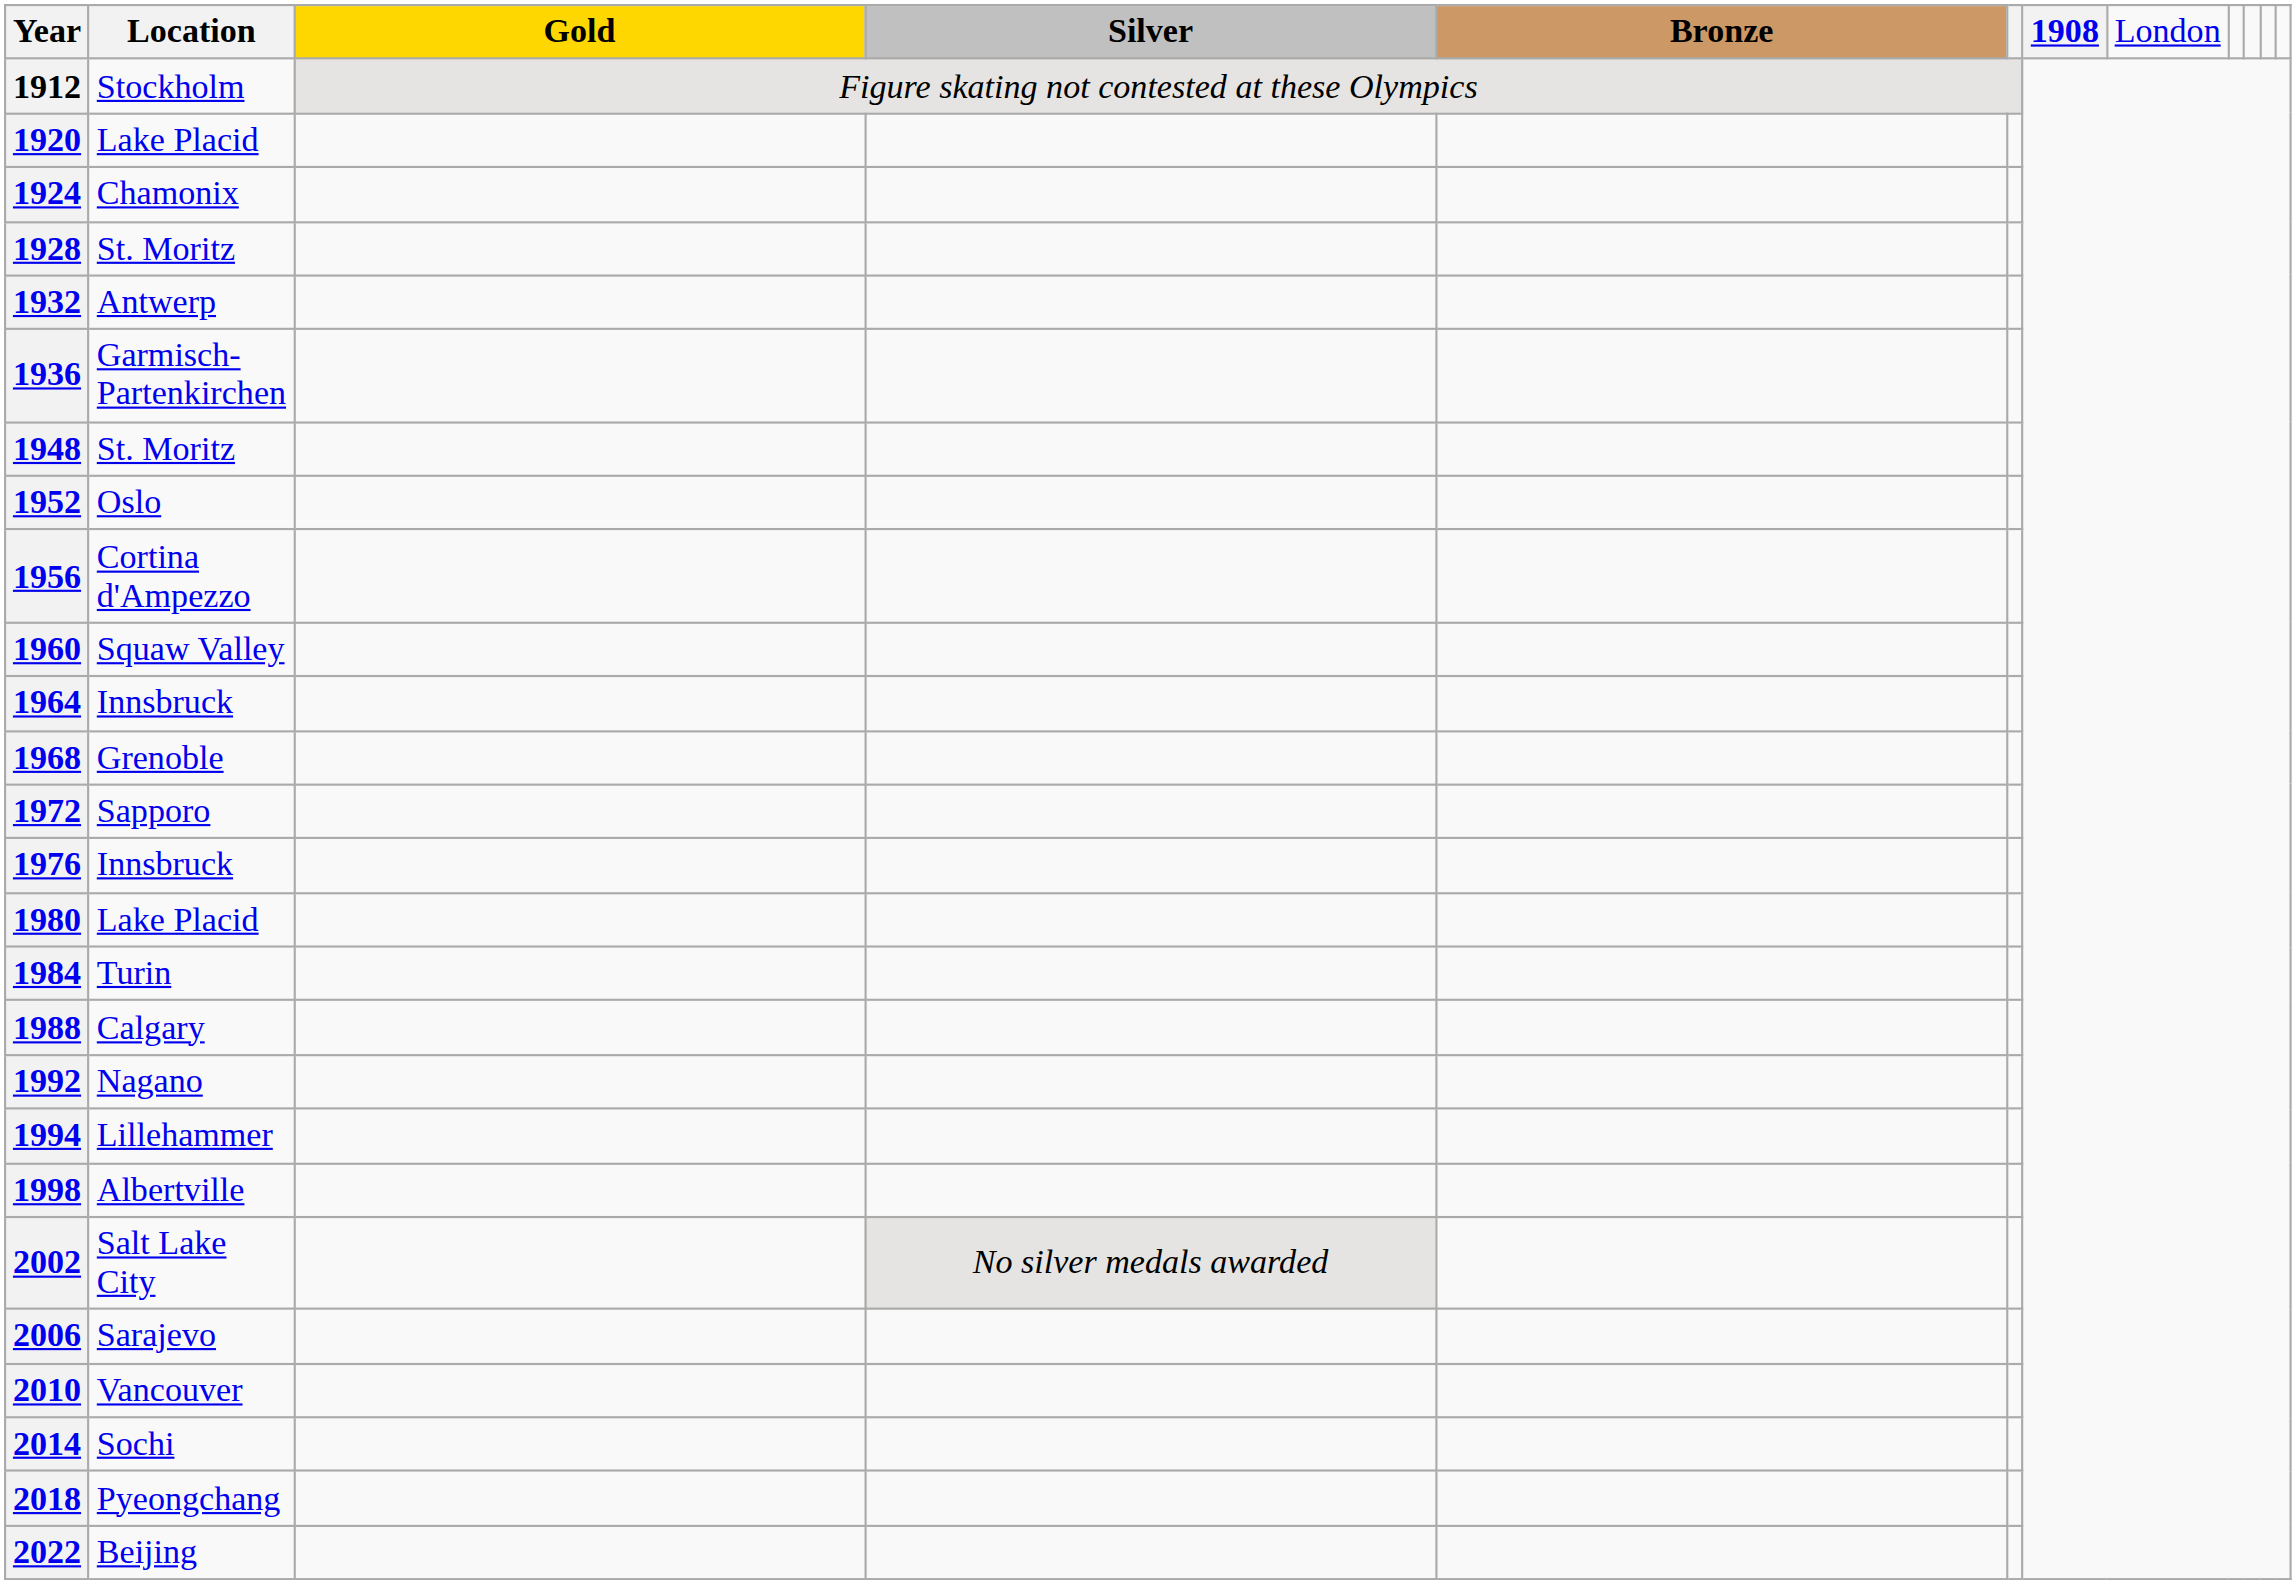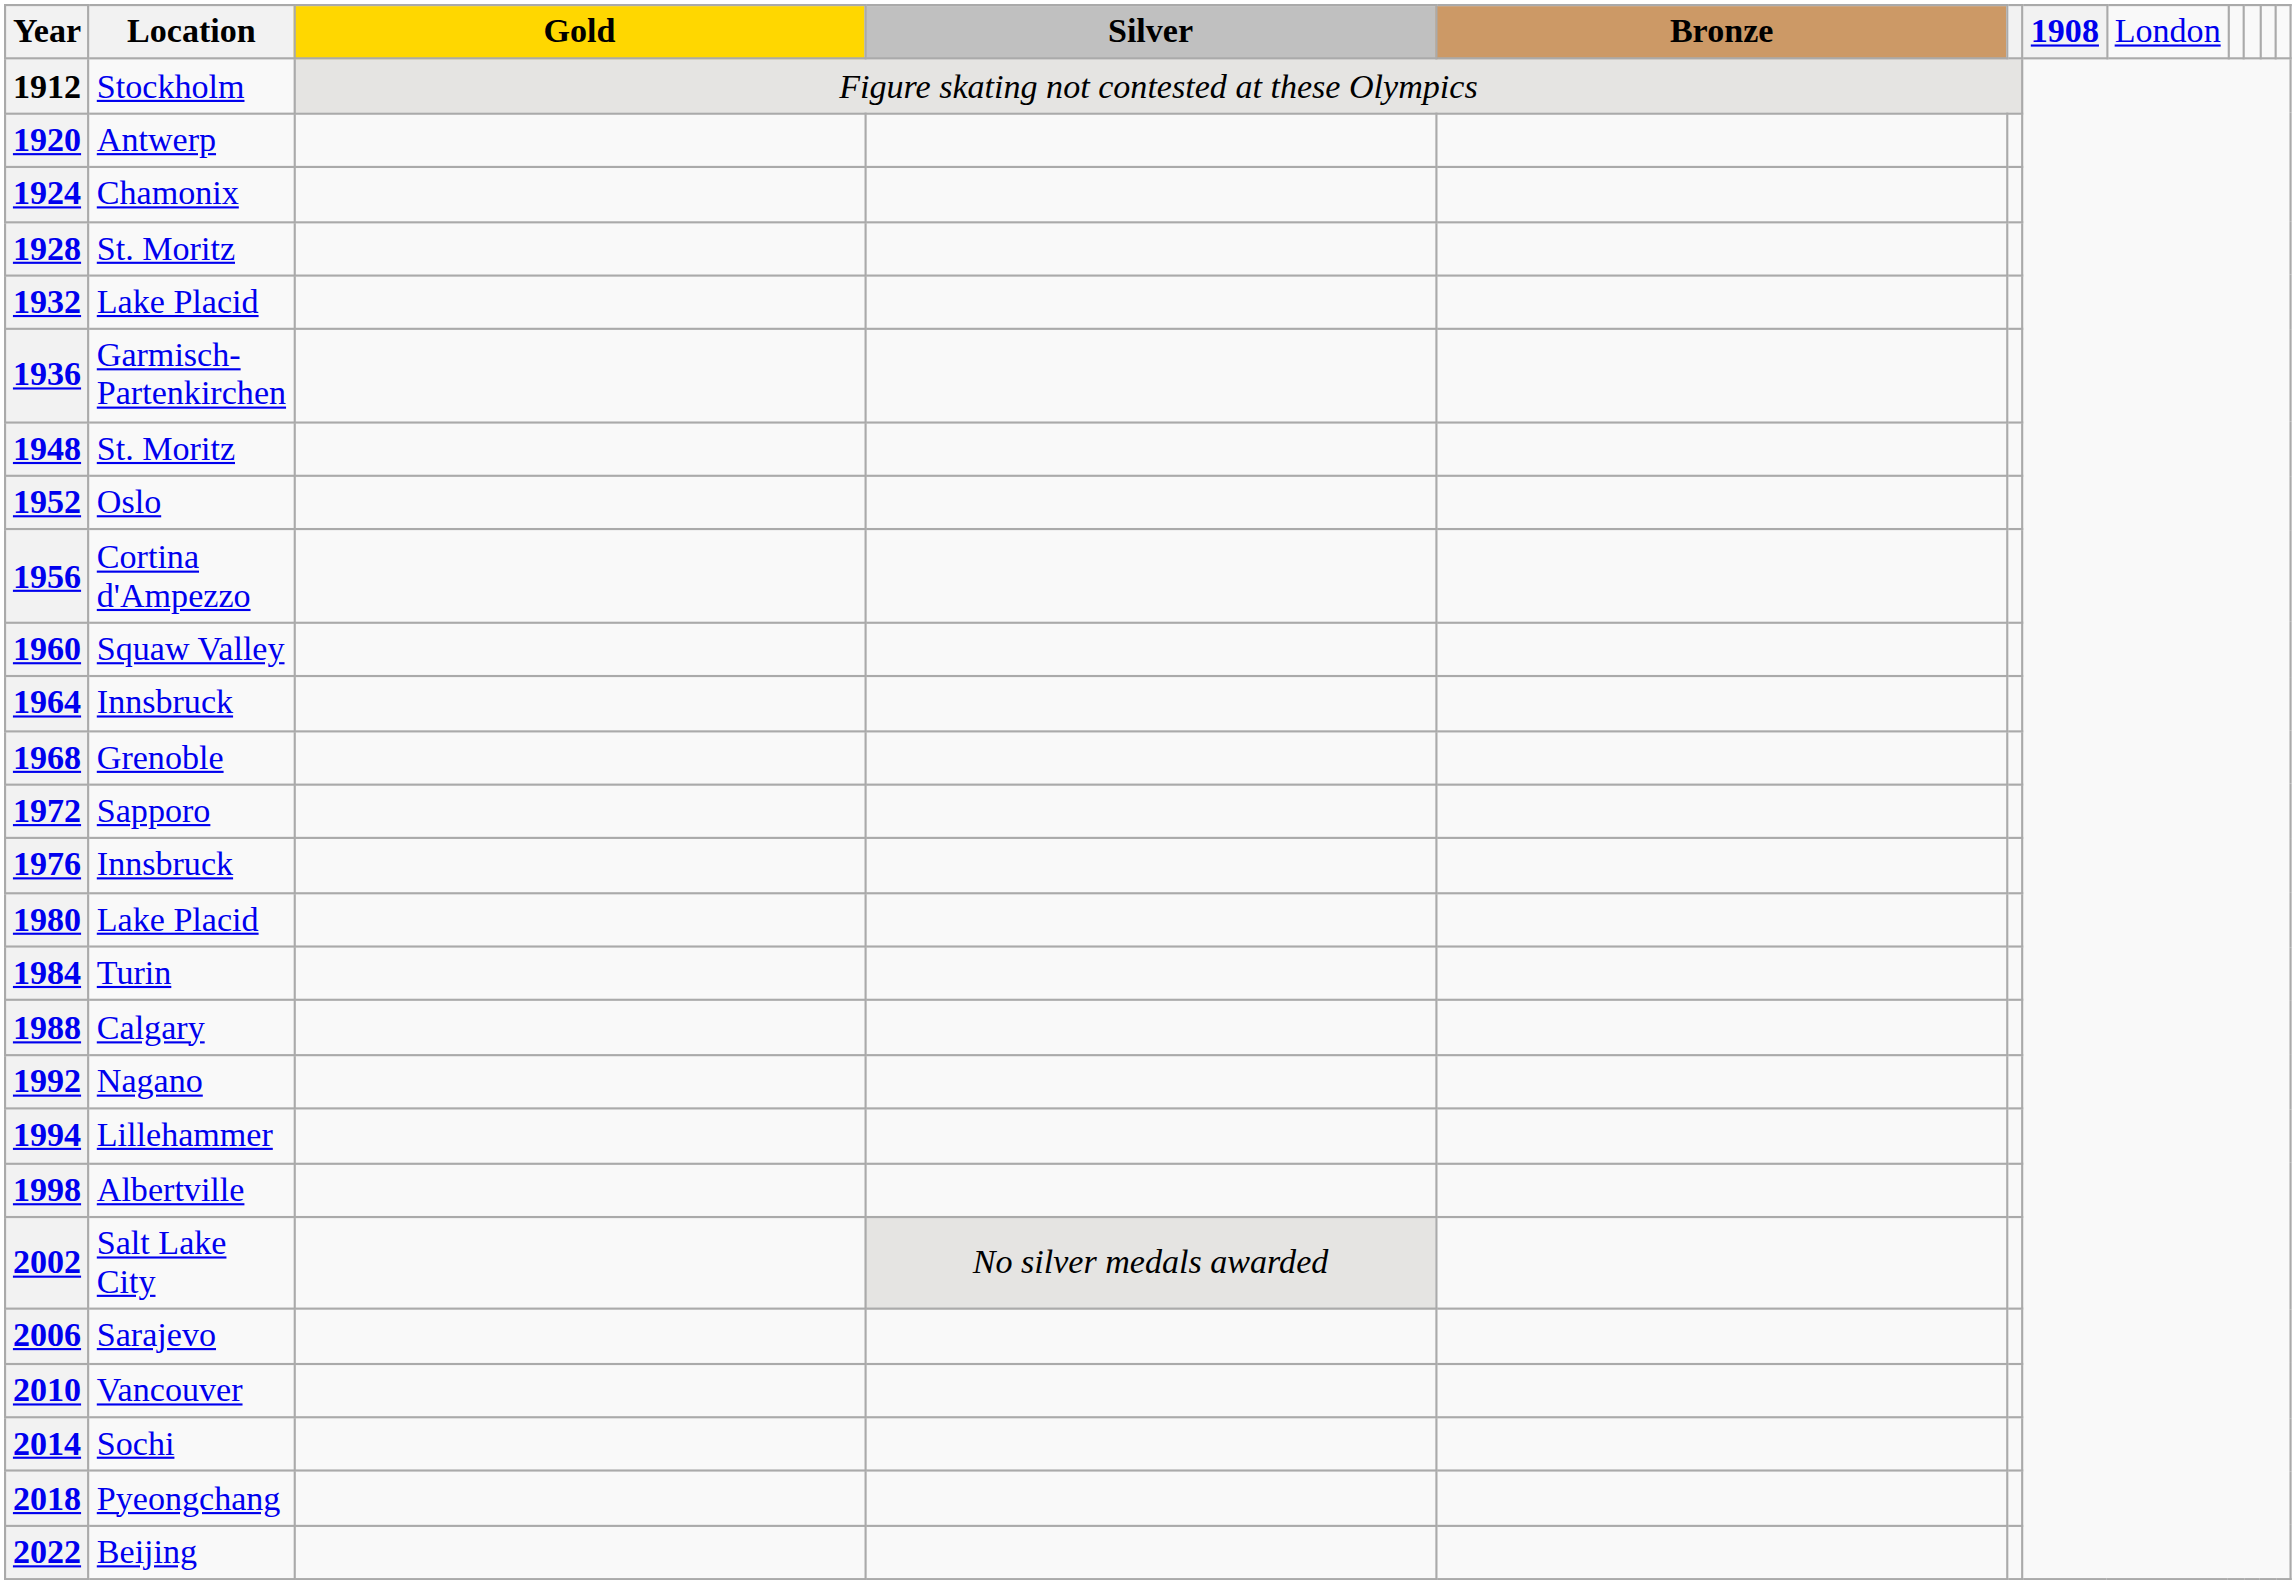(178, 139) Lake Placid -> (156, 139) Antwerp
(156, 301) Antwerp -> (178, 301) Lake Placid
